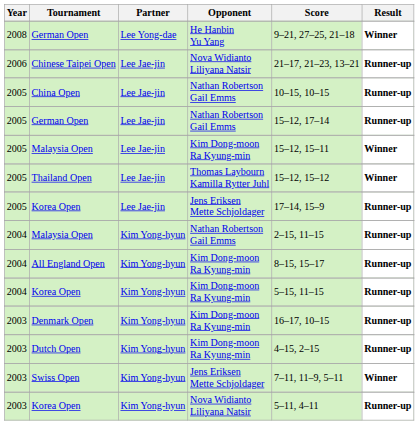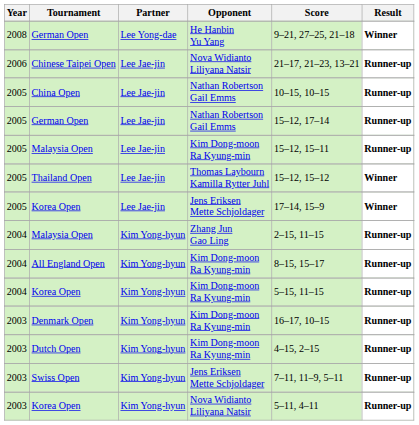(381, 149) Winner -> (388, 149) Runner-up
(388, 206) Runner-up -> (381, 206) Winner
(227, 235) Nathan Robertson Gail Emms -> (211, 235) Zhang Jun Gao Ling
(381, 378) Winner -> (388, 378) Runner-up
